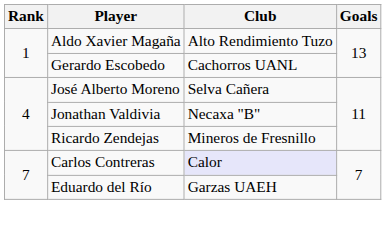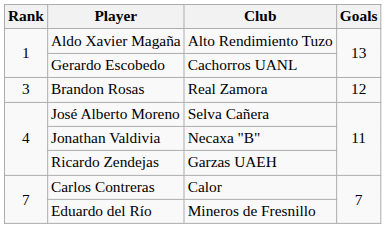+ row: (98, 89)
(252, 138) Mineros de Fresnillo -> (232, 162) Garzas UAEH
(205, 162) lavender background -> (205, 187) no background
(232, 187) Garzas UAEH -> (252, 211) Mineros de Fresnillo
